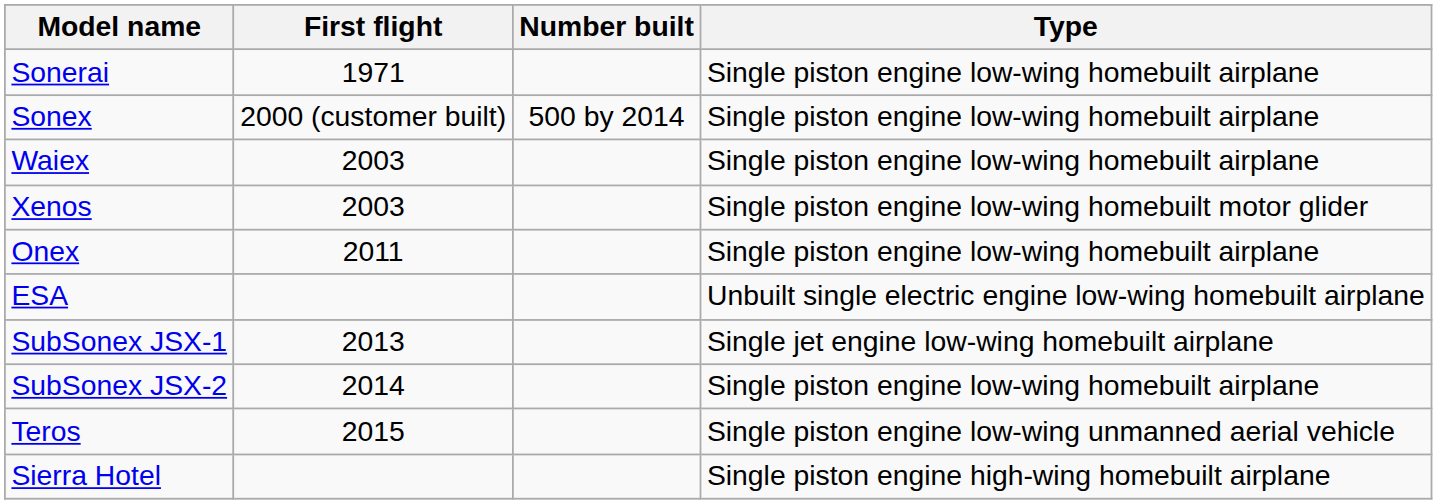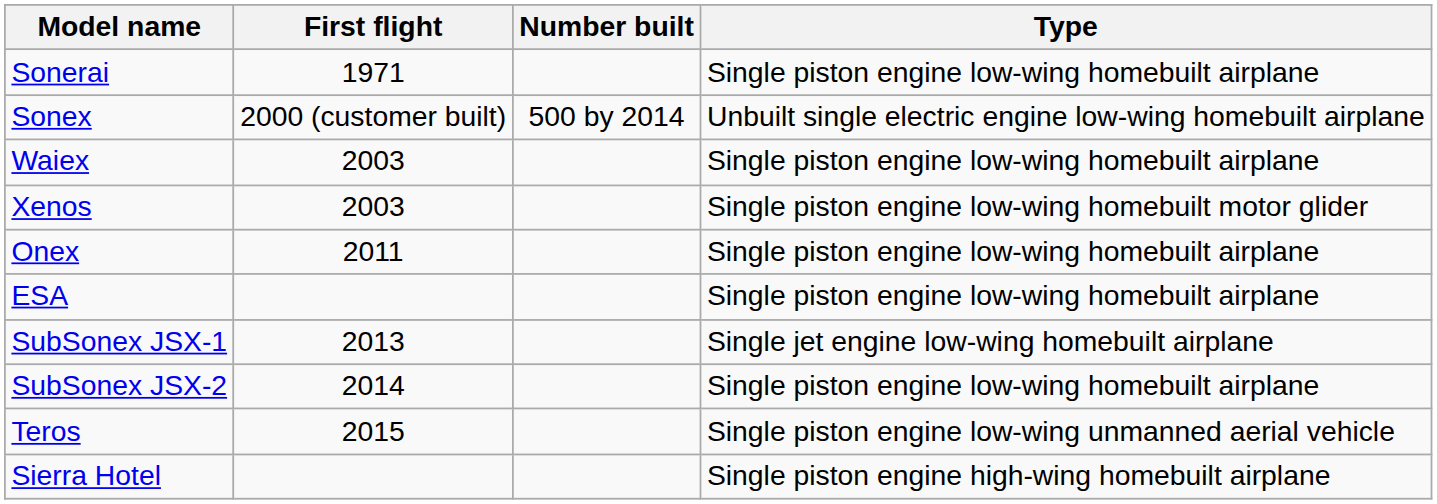(1013, 116) Single piston engine low-wing homebuilt airplane -> (1066, 116) Unbuilt single electric engine low-wing homebuilt airplane
(1066, 296) Unbuilt single electric engine low-wing homebuilt airplane -> (1013, 296) Single piston engine low-wing homebuilt airplane
